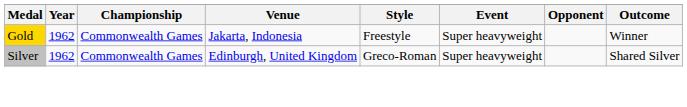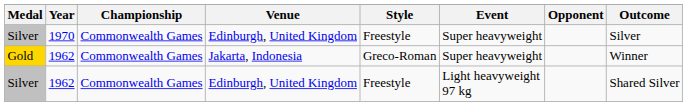+ row: (23, 35)
(387, 35) Freestyle -> (400, 55) Greco-Roman
(400, 55) Greco-Roman -> (387, 83) Freestyle
(492, 55) Super heavyweight -> (491, 83) Light heavyweight 97 kg
